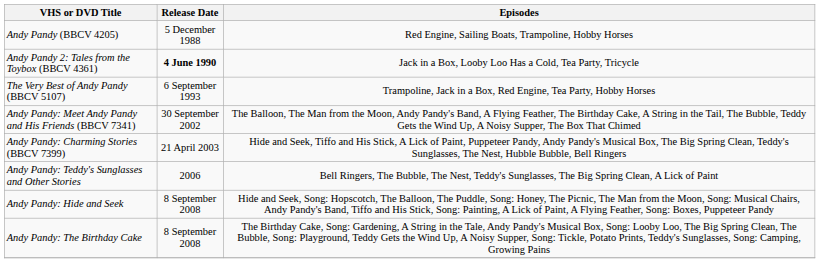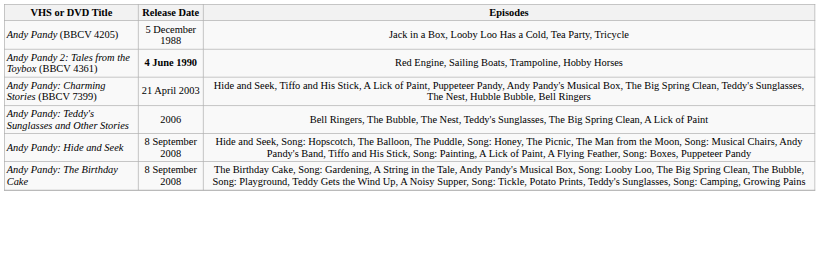(519, 35) Red Engine, Sailing Boats, Trampoline, Hobby Horses -> (509, 35) Jack in a Box, Looby Loo Has a Cold, Tea Party, Tricycle
(519, 63) Jack in a Box, Looby Loo Has a Cold, Tea Party, Tricycle -> (509, 63) Red Engine, Sailing Boats, Trampoline, Hobby Horses
- row: (67, 91)
- row: (72, 119)
